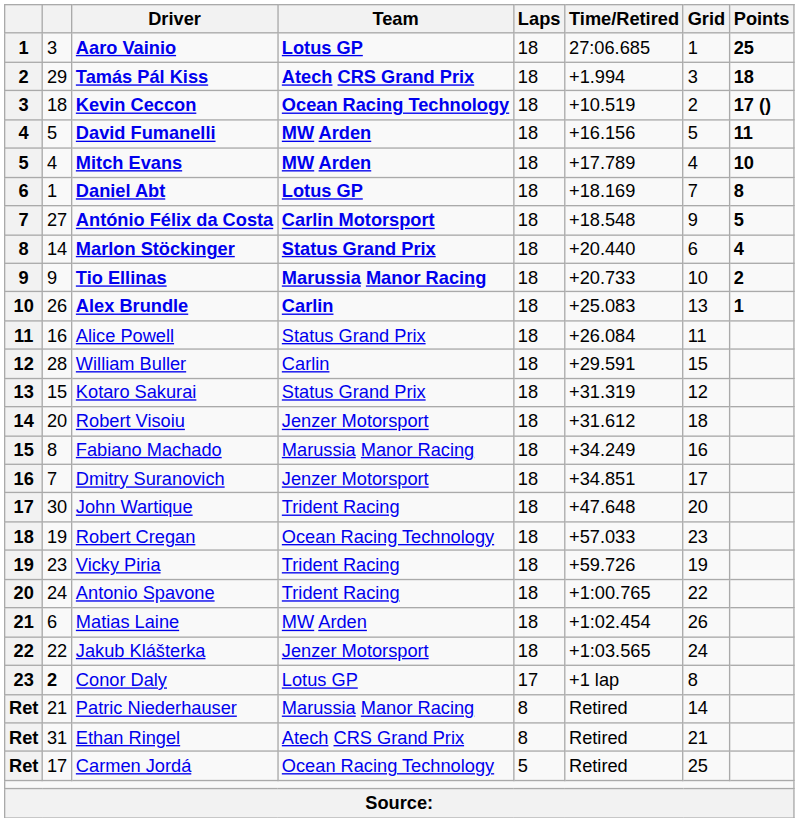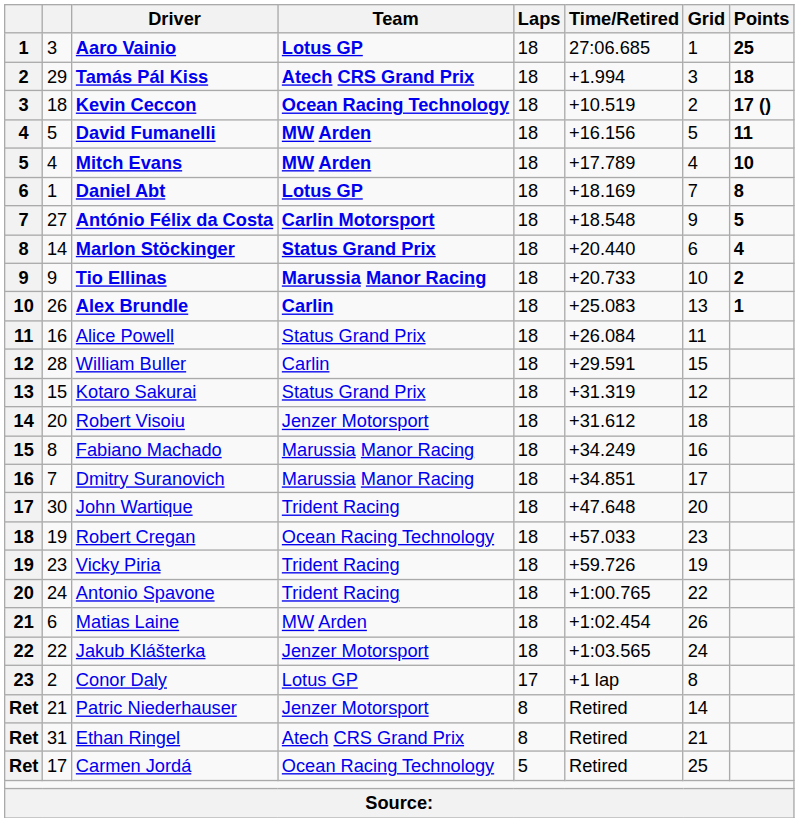(355, 478) Jenzer Motorsport -> (378, 478) Marussia Manor Racing
(52, 679) bold -> (52, 679) normal
(378, 708) Marussia Manor Racing -> (355, 708) Jenzer Motorsport
